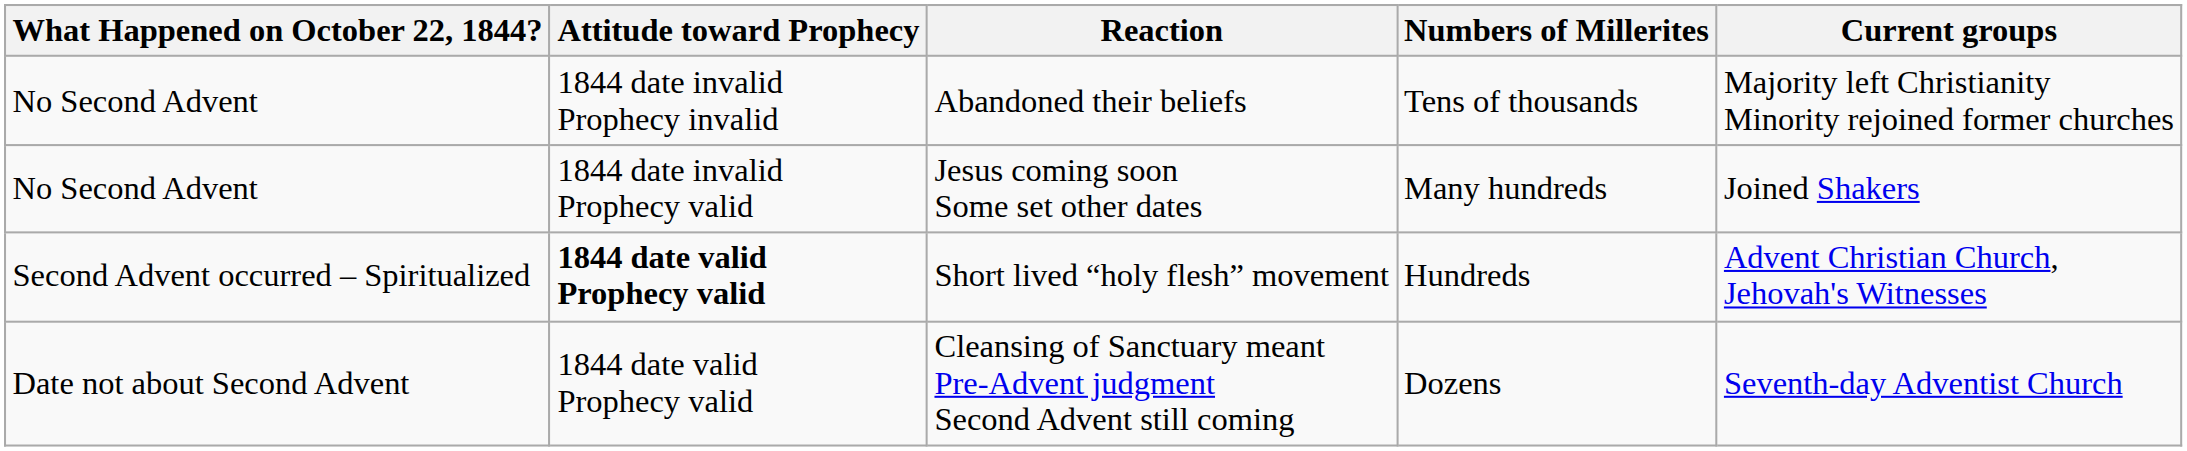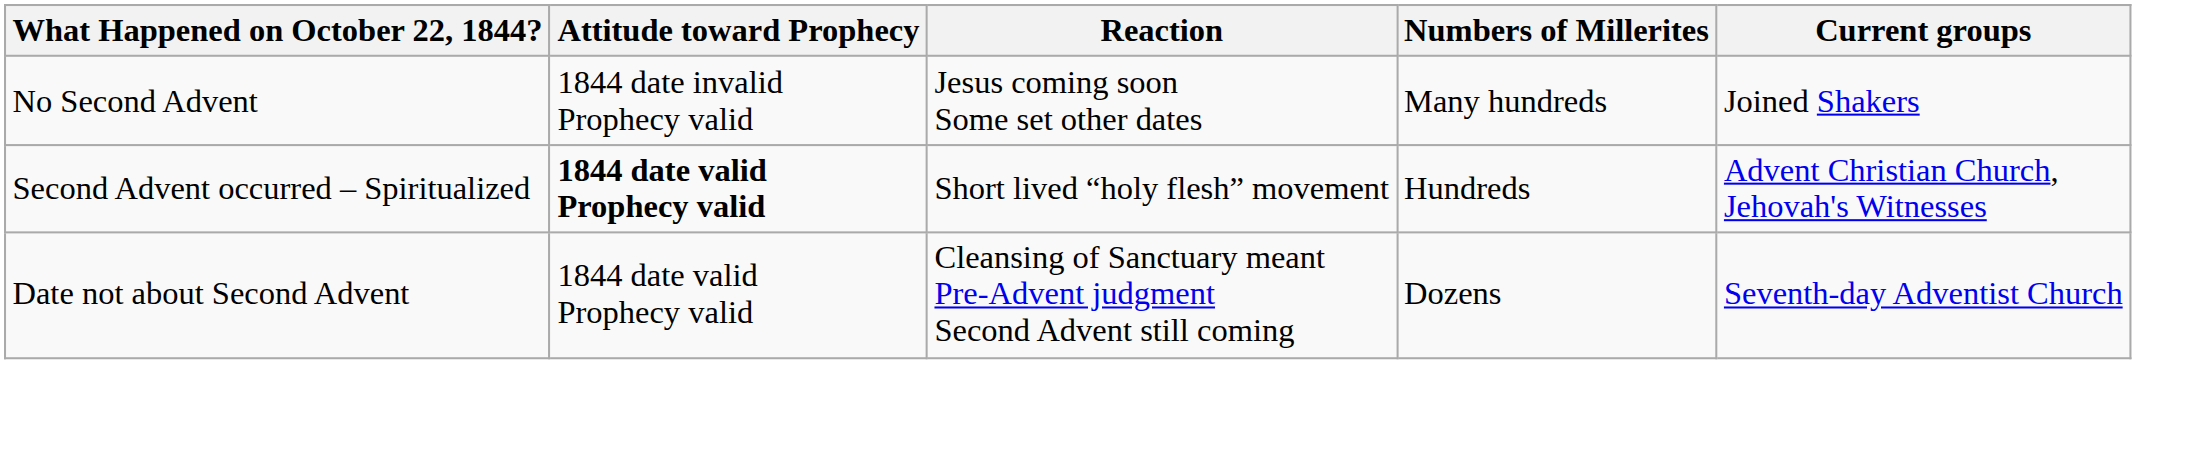- row: (1091, 100)
